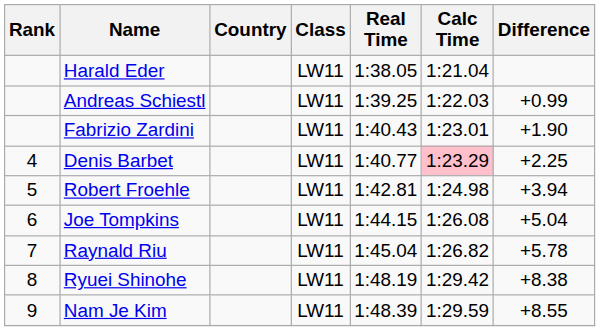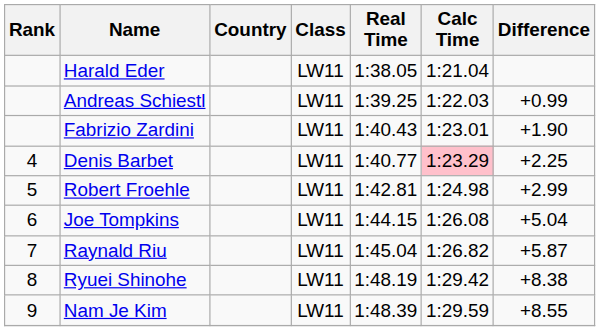(544, 190) +3.94 -> (544, 190) +2.99
(544, 250) +5.78 -> (544, 250) +5.87
